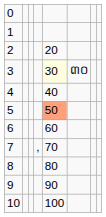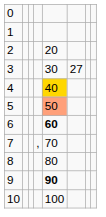(51, 71) lightyellow background -> (51, 69) no background
(79, 70) ៣០ -> (76, 69) 27
(51, 92) no background -> (51, 87) gold background
(51, 129) normal -> (51, 124) bold
(51, 184) normal -> (51, 180) bold
